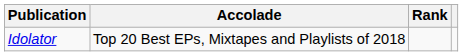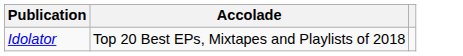- column: (430, 16)
